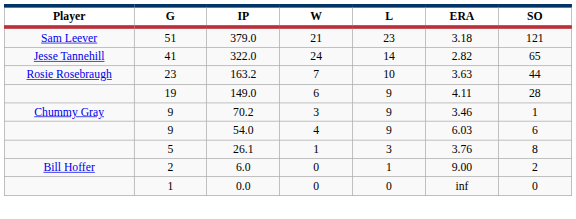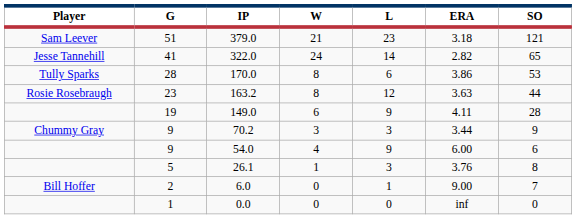+ row: (243, 75)
(316, 75) 7 -> (316, 93) 8
(389, 75) 10 -> (389, 93) 12
(389, 112) 9 -> (389, 130) 3
(462, 112) 3.46 -> (462, 130) 3.44
(535, 112) 1 -> (535, 130) 9
(462, 130) 6.03 -> (462, 149) 6.00
(535, 167) 2 -> (535, 186) 7
